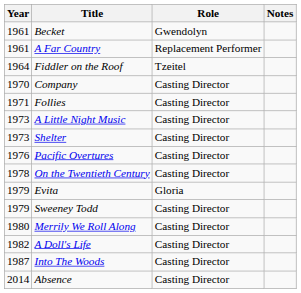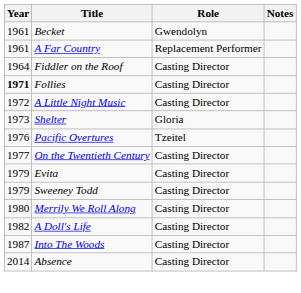(170, 66) Tzeitel -> (192, 66) Casting Director
- row: (56, 84)
(18, 102) normal -> (18, 84) bold
(18, 119) 1973 -> (18, 102) 1972
(192, 137) Casting Director -> (169, 119) Gloria
(192, 155) Casting Director -> (170, 137) Tzeitel
(18, 173) 1978 -> (18, 155) 1977
(169, 191) Gloria -> (192, 173) Casting Director
